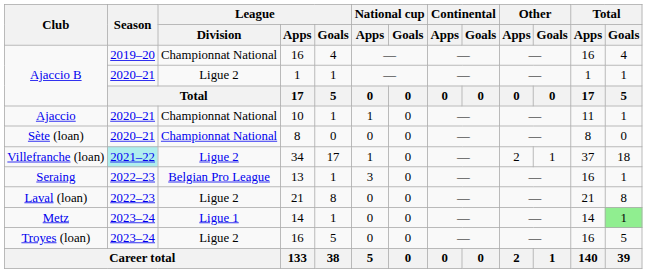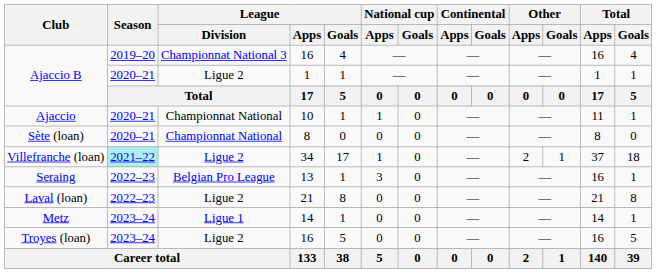(219, 55) Championnat National -> (224, 55) Championnat National 3
(624, 217) lightgreen background -> (633, 217) no background
